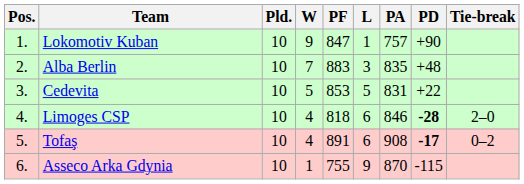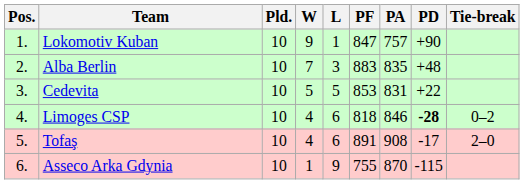columns swapped: (367, 16) <-> (338, 16)
(483, 116) 2–0 -> (483, 116) 0–2
(429, 141) bold -> (429, 141) normal
(483, 141) 0–2 -> (483, 141) 2–0
